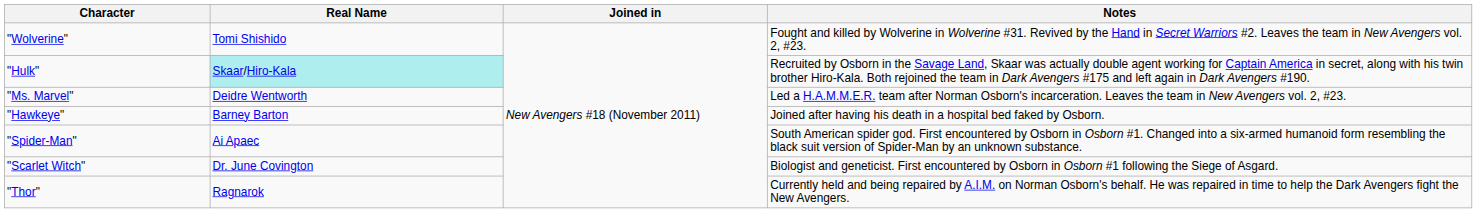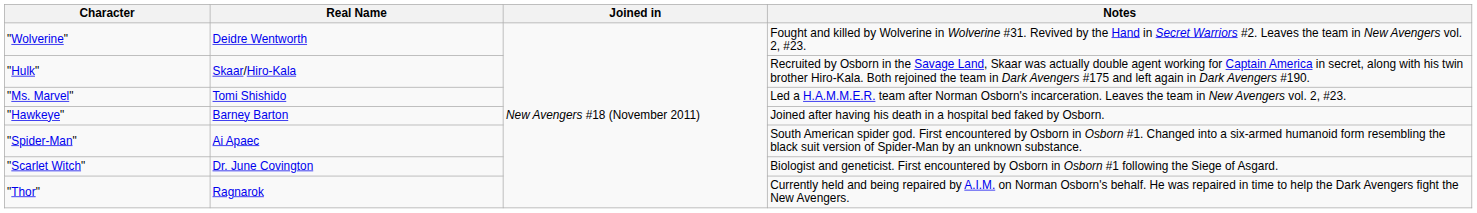(249, 39) Tomi Shishido -> (260, 39) Deidre Wentworth
(254, 71) paleturquoise background -> (254, 71) no background
(260, 96) Deidre Wentworth -> (249, 96) Tomi Shishido
